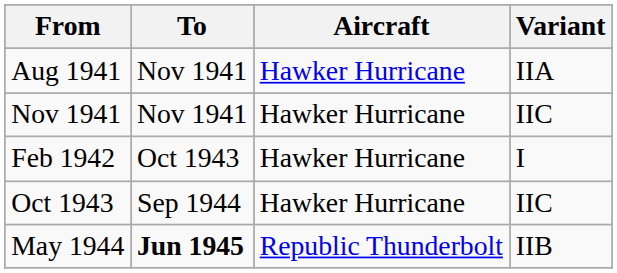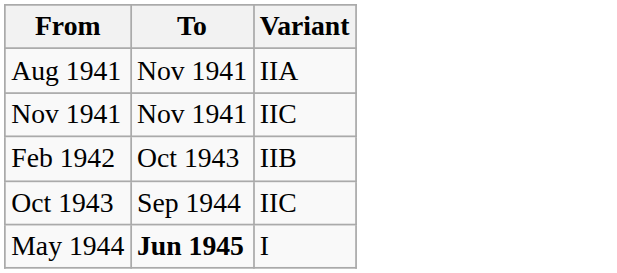- column: (381, 26)
(520, 158) I -> (278, 158) IIB
(534, 245) IIB -> (264, 245) I
